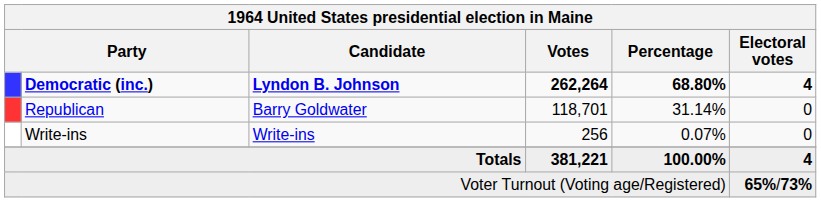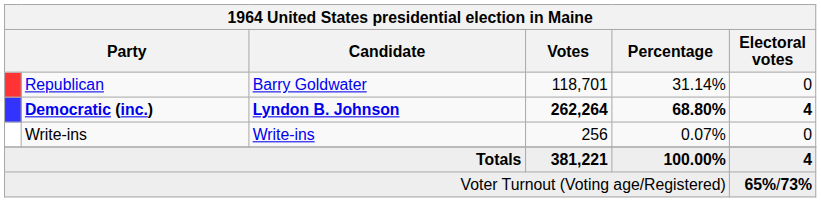rows swapped: (89, 85) <-> (64, 110)
